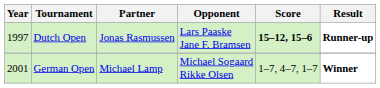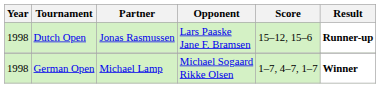(18, 37) 1997 -> (18, 37) 1998
(285, 37) bold -> (285, 37) normal
(18, 68) 2001 -> (18, 68) 1998
